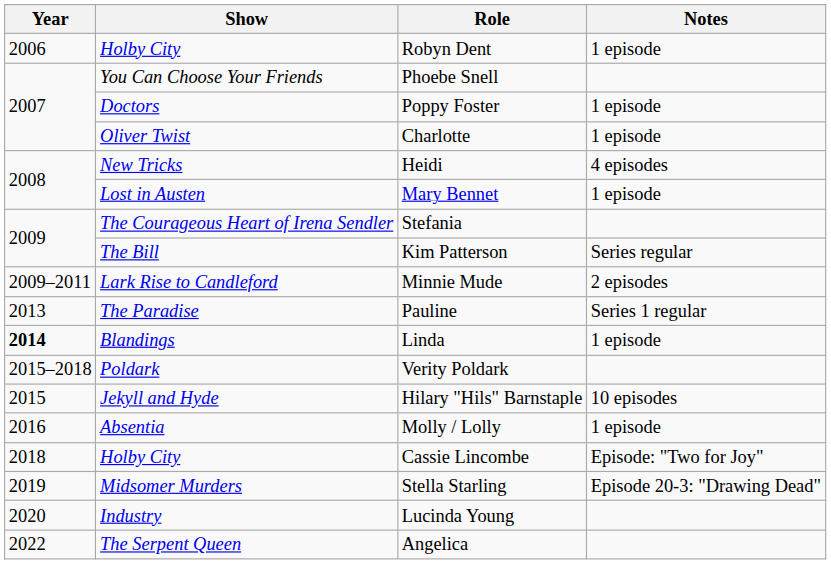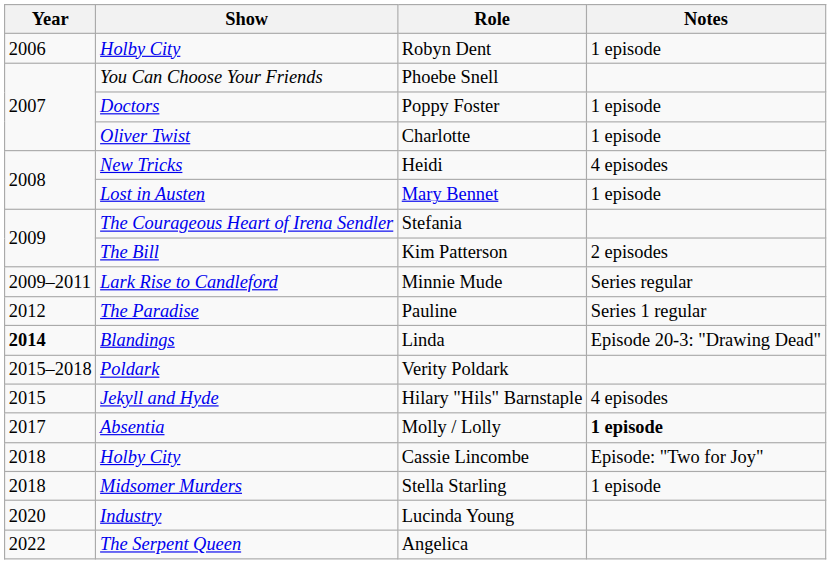(642, 252) Series regular -> (629, 252) 2 episodes
(629, 281) 2 episodes -> (642, 281) Series regular
(27, 310) 2013 -> (27, 310) 2012
(626, 340) 1 episode -> (706, 340) Episode 20-3: "Drawing Dead"
(634, 398) 10 episodes -> (629, 398) 4 episodes
(27, 427) 2016 -> (27, 427) 2017
(626, 427) normal -> (627, 427) bold
(27, 485) 2019 -> (27, 485) 2018
(706, 485) Episode 20-3: "Drawing Dead" -> (626, 485) 1 episode
